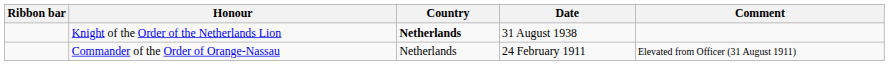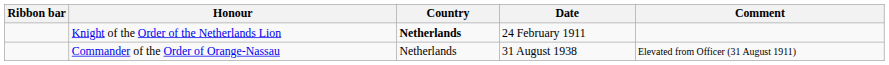(539, 32) 31 August 1938 -> (544, 32) 24 February 1911
(544, 51) 24 February 1911 -> (539, 51) 31 August 1938
